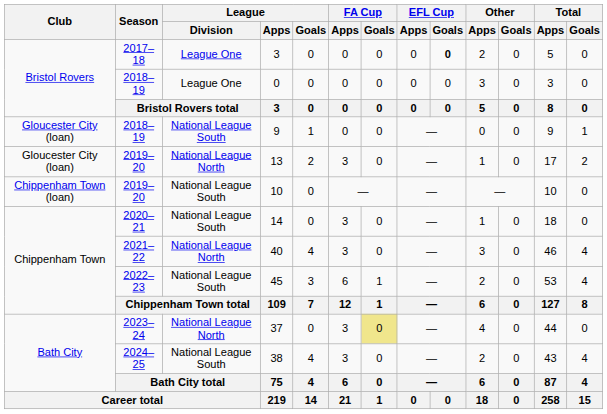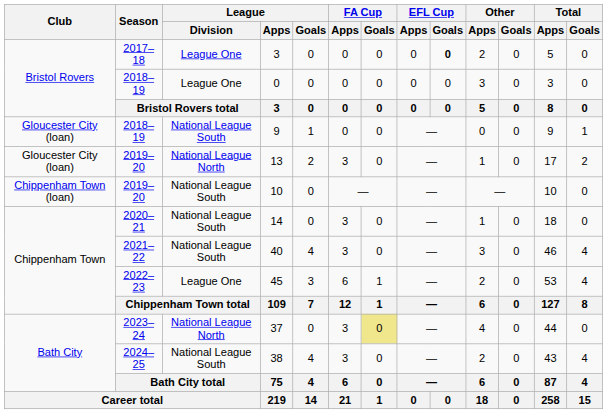(211, 251) National League North -> (211, 251) National League South
(211, 281) National League South -> (211, 281) League One
